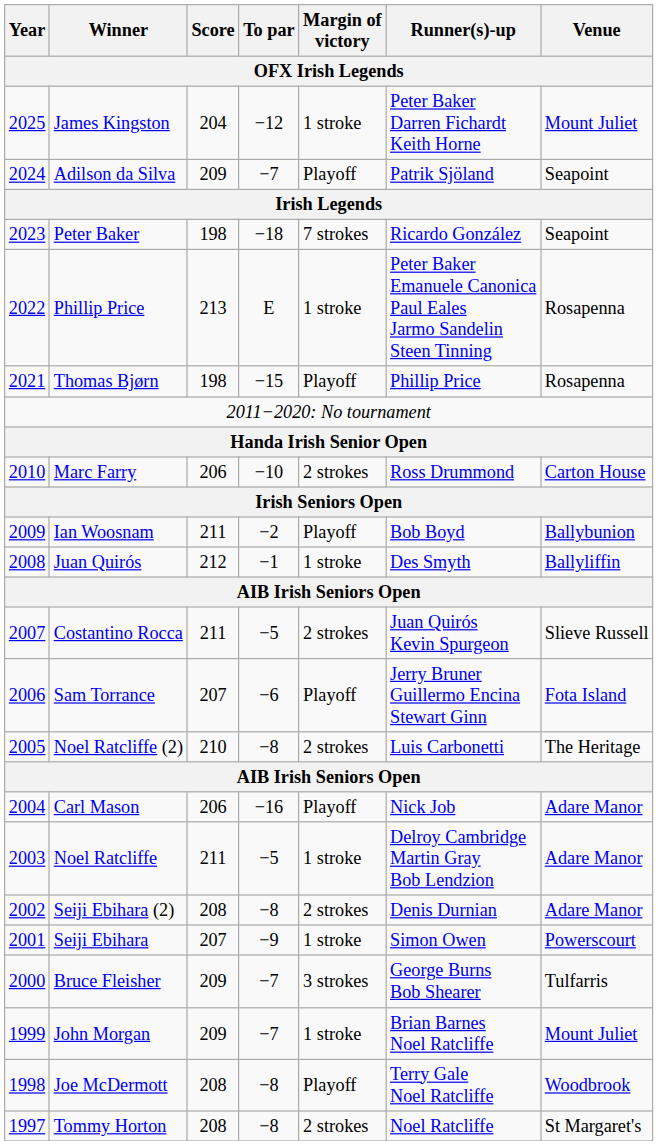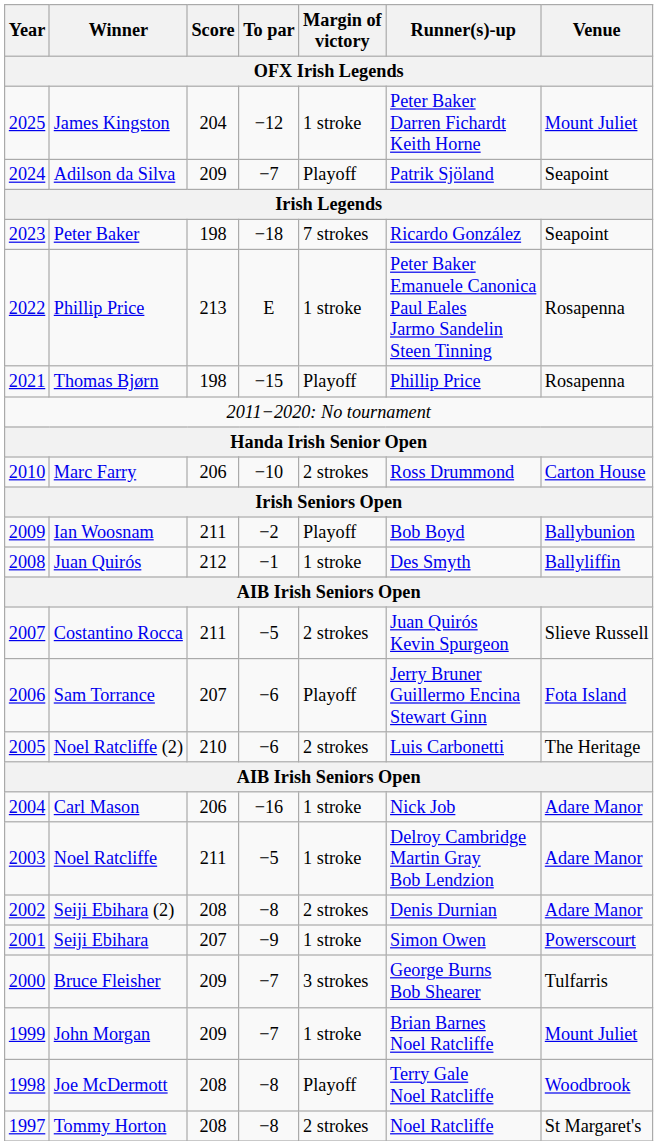(269, 747) −8 -> (269, 747) −6
(330, 807) Playoff -> (332, 807) 1 stroke
